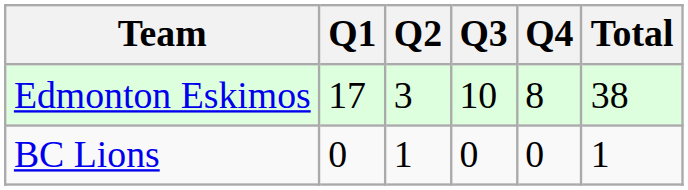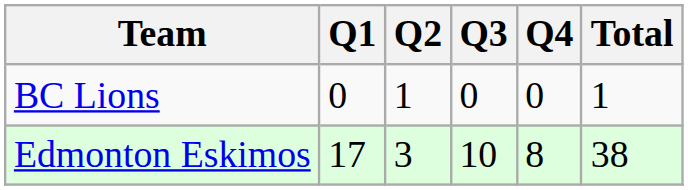rows swapped: (87, 154) <-> (162, 94)
